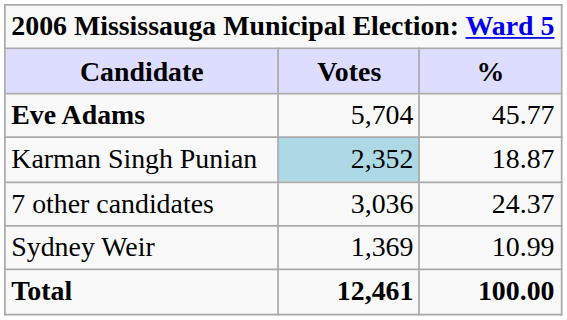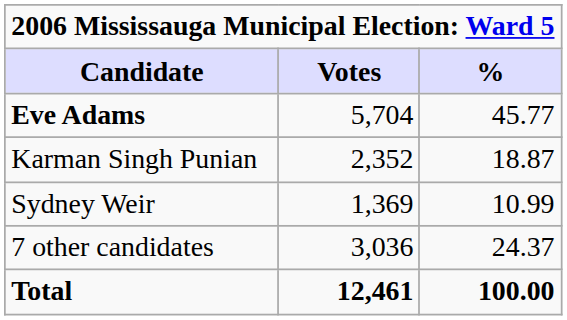(382, 159) lightblue background -> (382, 159) no background
rows swapped: (83, 247) <-> (113, 203)
